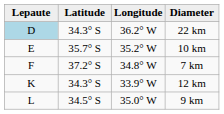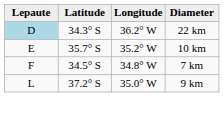(85, 65) 37.2° S -> (85, 65) 34.5° S
- row: (192, 83)
(85, 100) 34.5° S -> (85, 83) 37.2° S
